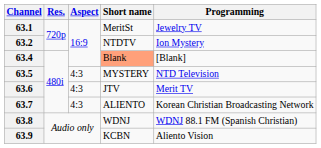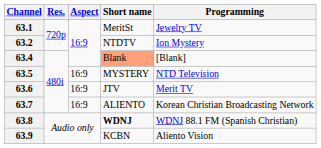(77, 74) 4:3 -> (79, 74) 16:9
(77, 89) 4:3 -> (79, 89) 16:9
(77, 105) 4:3 -> (79, 105) 16:9
(117, 120) normal -> (117, 120) bold
